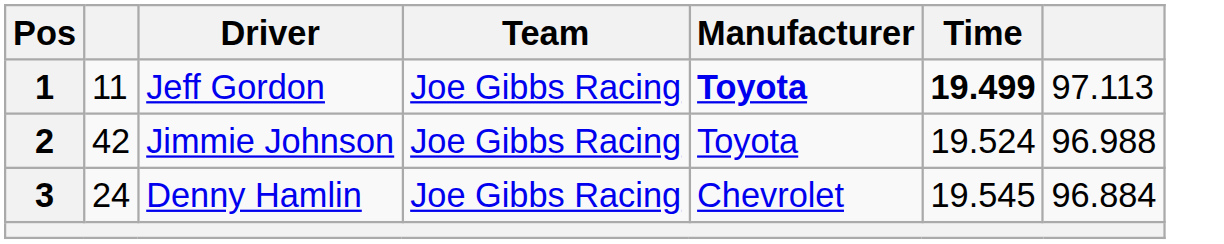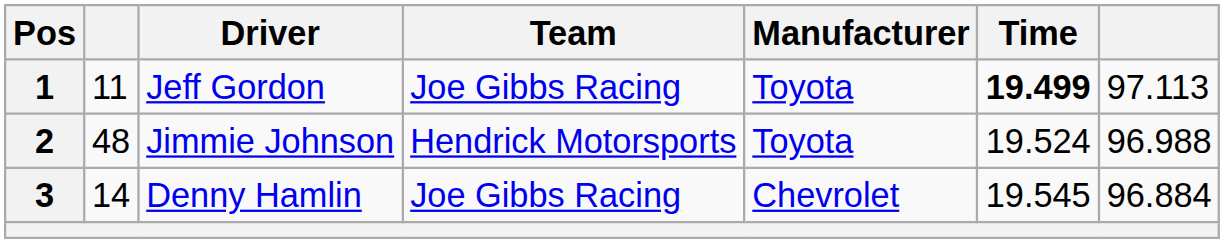(752, 87) bold -> (803, 87) normal
(111, 141) 42 -> (111, 141) 48
(546, 141) Joe Gibbs Racing -> (573, 141) Hendrick Motorsports
(111, 196) 24 -> (111, 196) 14
